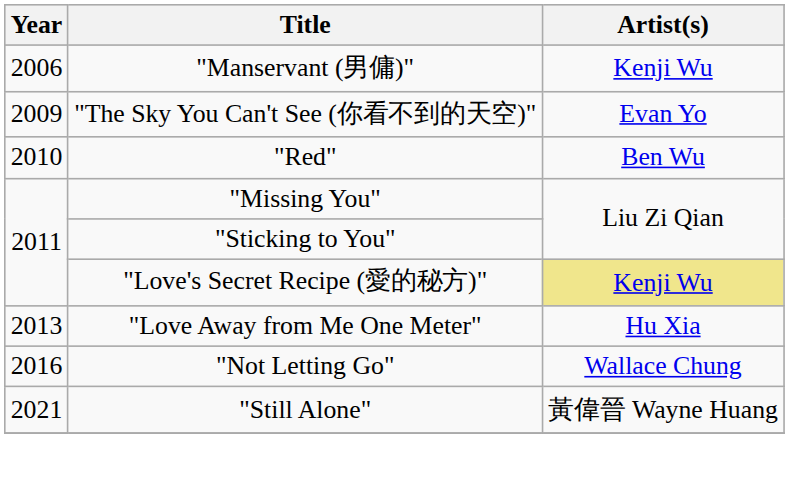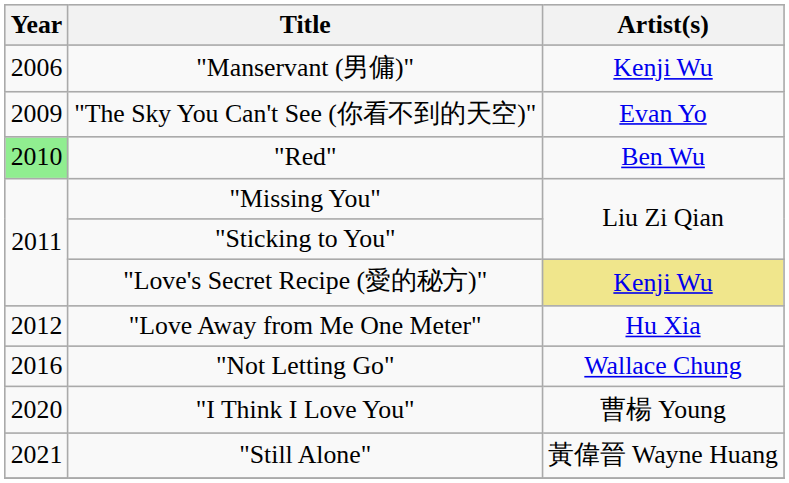(37, 157) no background -> (37, 157) lightgreen background
(37, 325) 2013 -> (37, 325) 2012
+ row: (305, 409)
